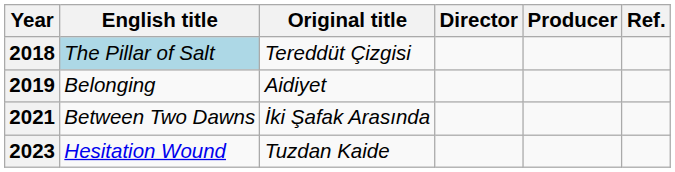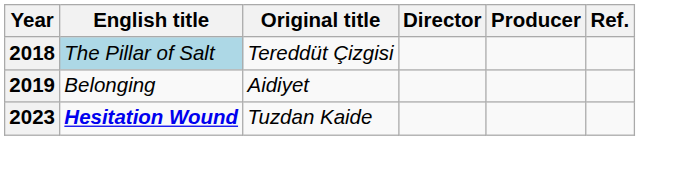- row: (32, 118)
(145, 150) normal -> (151, 118) bold
